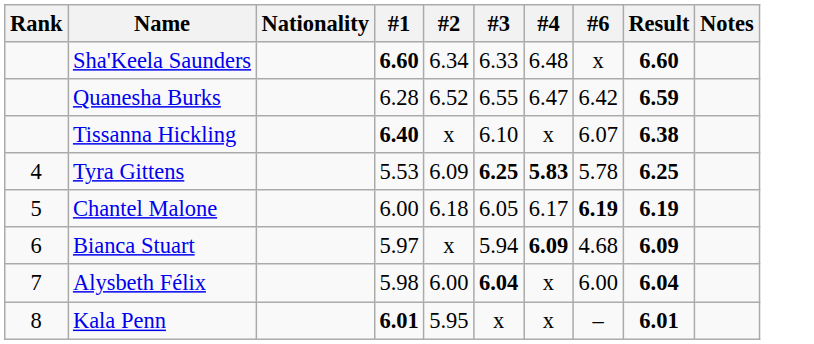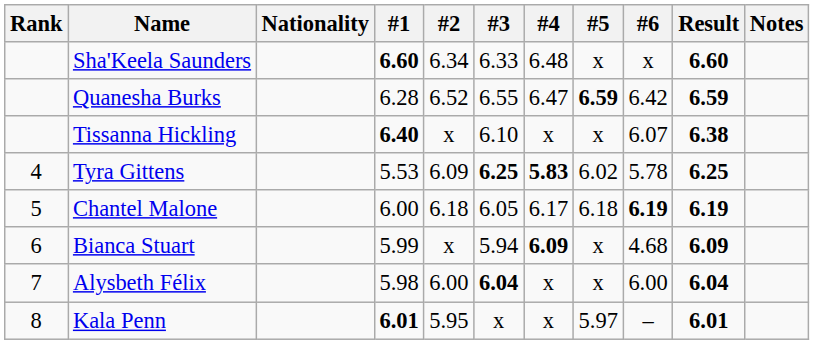+ column: (598, 23)
(399, 245) 5.97 -> (399, 245) 5.99
